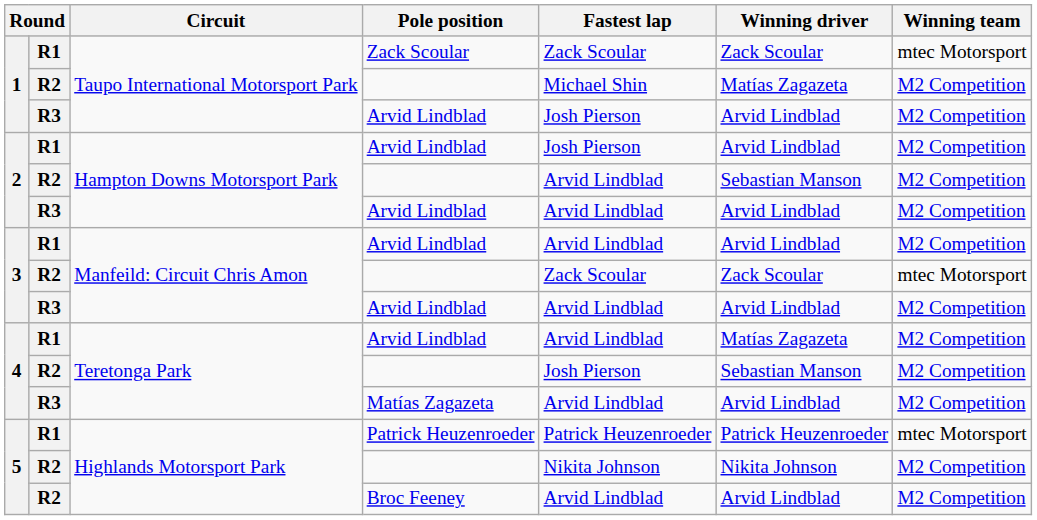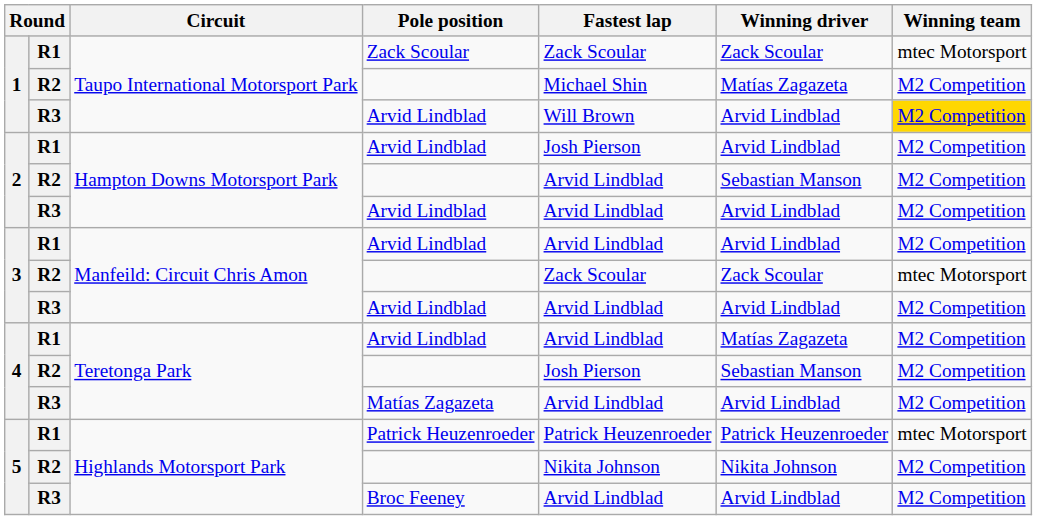(592, 115) Josh Pierson -> (589, 115) Will Brown
(961, 115) no background -> (961, 115) gold background
(49, 497) R2 -> (49, 497) R3
